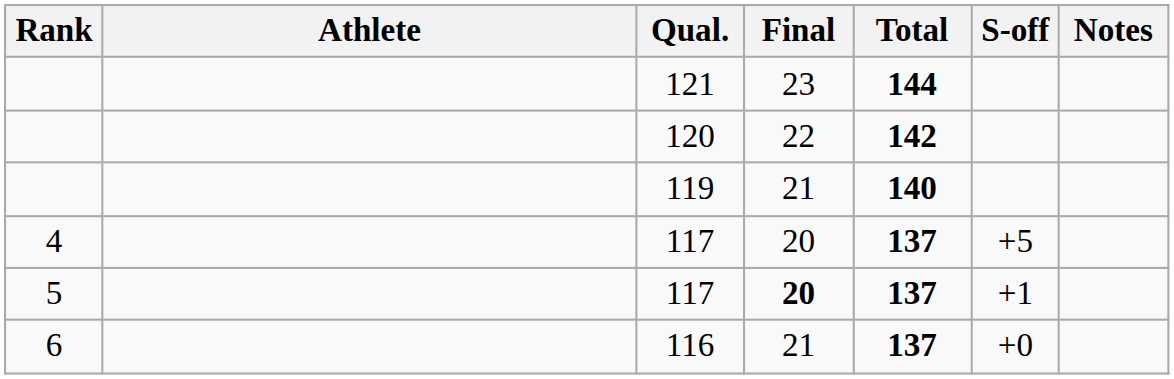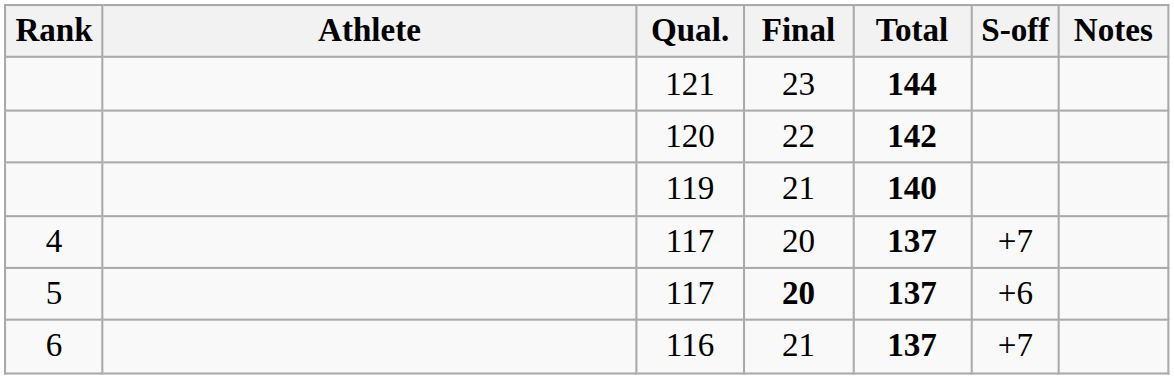(1015, 240) +5 -> (1015, 240) +7
(1015, 293) +1 -> (1015, 293) +6
(1015, 345) +0 -> (1015, 345) +7
